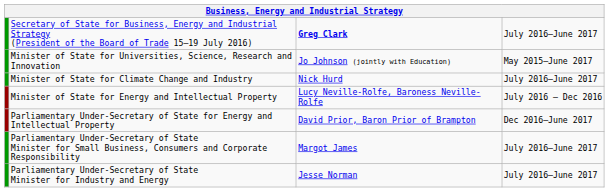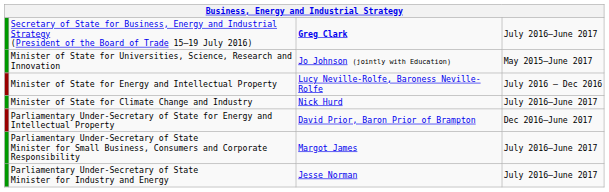rows swapped: (132, 79) <-> (144, 97)
